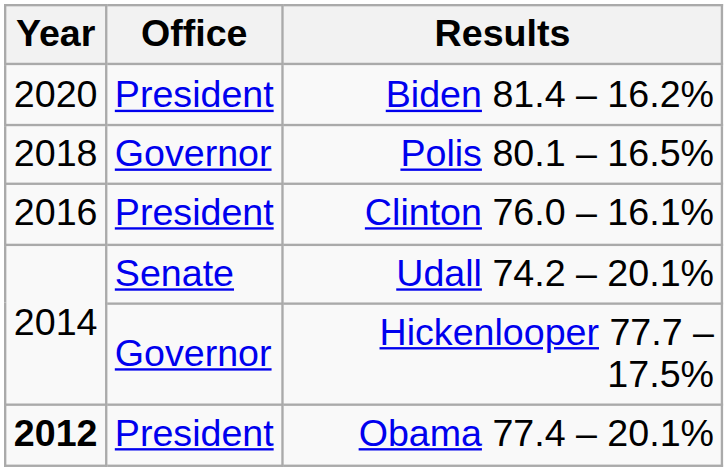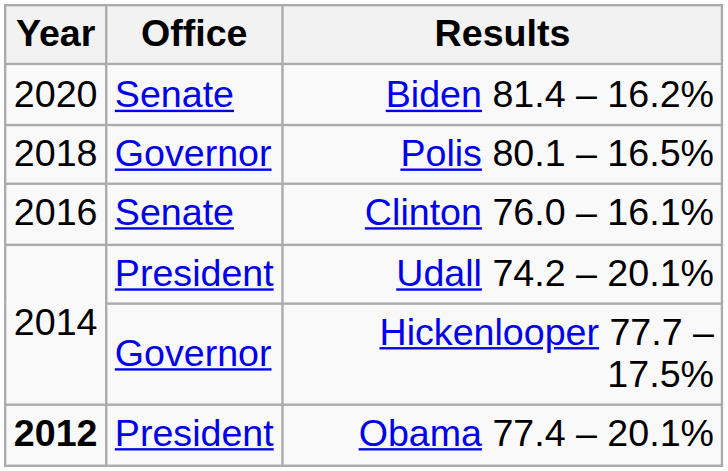(194, 93) President -> (174, 93) Senate
(194, 213) President -> (174, 213) Senate
(174, 272) Senate -> (194, 272) President
